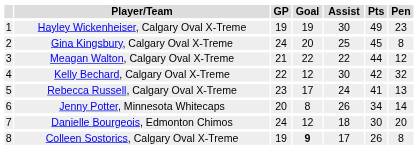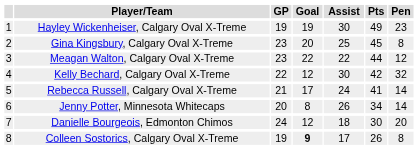(281, 43) 24 -> (281, 43) 23
(281, 59) 21 -> (281, 59) 23
(281, 90) 23 -> (281, 90) 21
(401, 90) 13 -> (401, 90) 14
